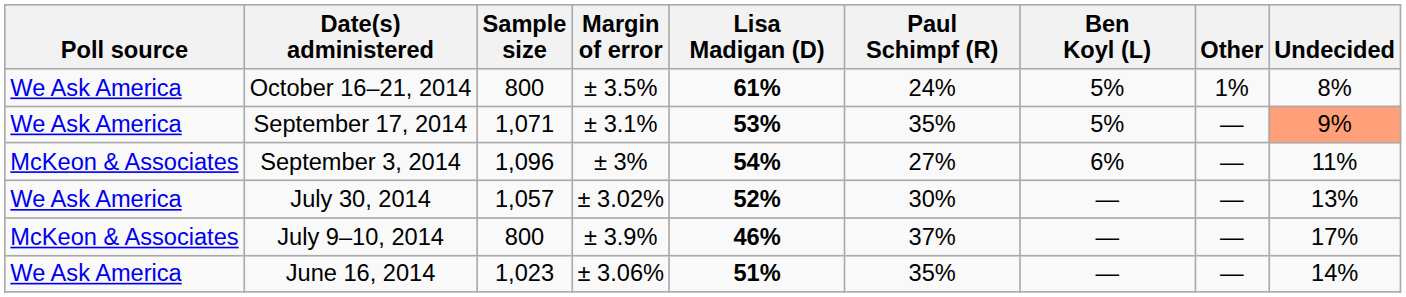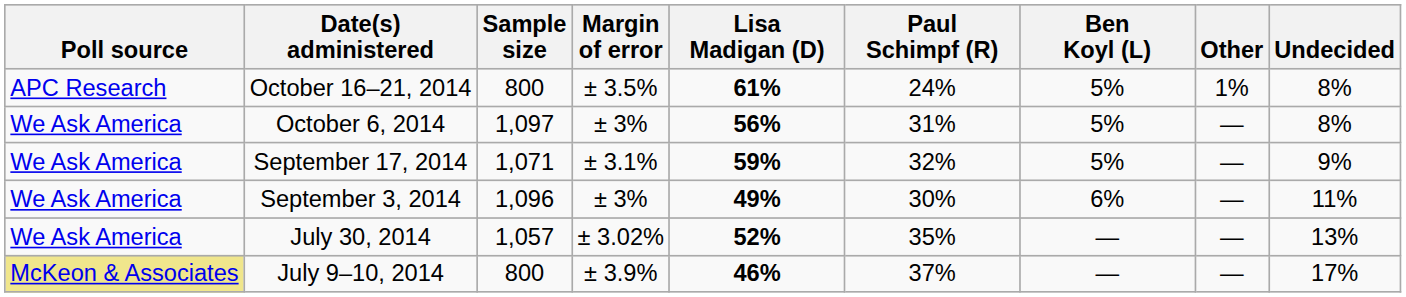(96, 87) We Ask America -> (88, 87) APC Research
+ row: (361, 125)
(757, 125) 53% -> (757, 162) 59%
(932, 125) 35% -> (932, 162) 32%
(1335, 125) lightsalmon background -> (1335, 162) no background
(124, 162) McKeon & Associates -> (96, 199) We Ask America
(757, 162) 54% -> (757, 199) 49%
(932, 162) 27% -> (932, 199) 30%
(932, 199) 30% -> (932, 237) 35%
(124, 237) no background -> (124, 274) khaki background
- row: (361, 274)
